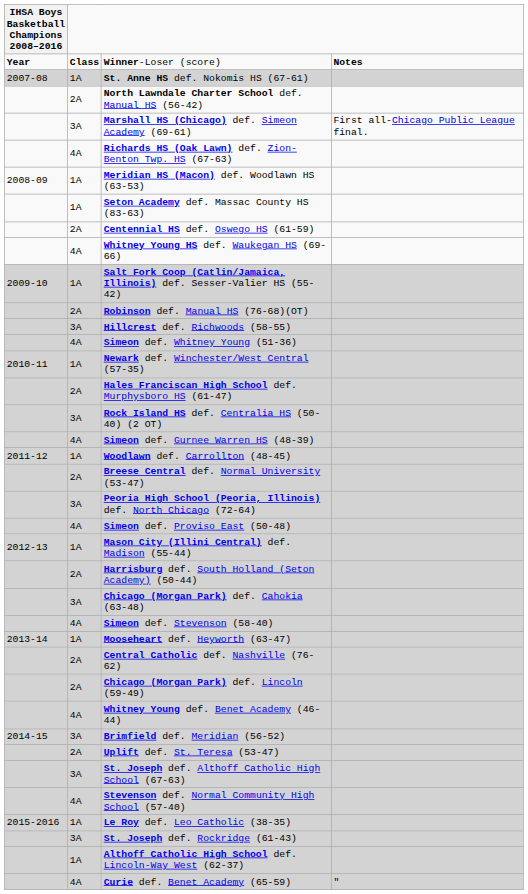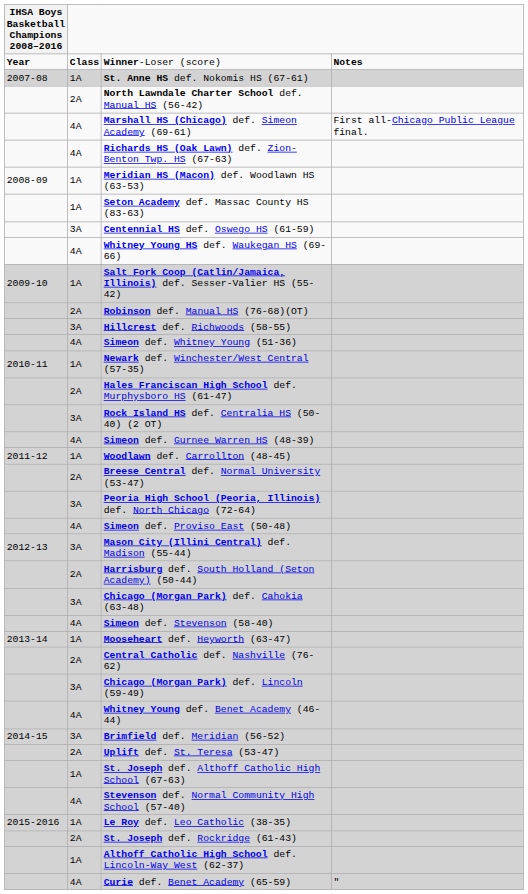(76, 127) 3A -> (76, 127) 4A
(76, 229) 2A -> (76, 229) 3A
(76, 548) 1A -> (76, 548) 3A
(76, 688) 2A -> (76, 688) 3A
(76, 774) 3A -> (76, 774) 1A
(76, 838) 3A -> (76, 838) 2A
